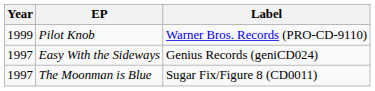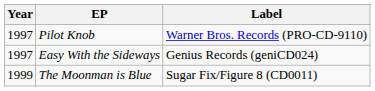(20, 34) 1999 -> (20, 34) 1997
(20, 75) 1997 -> (20, 75) 1999
